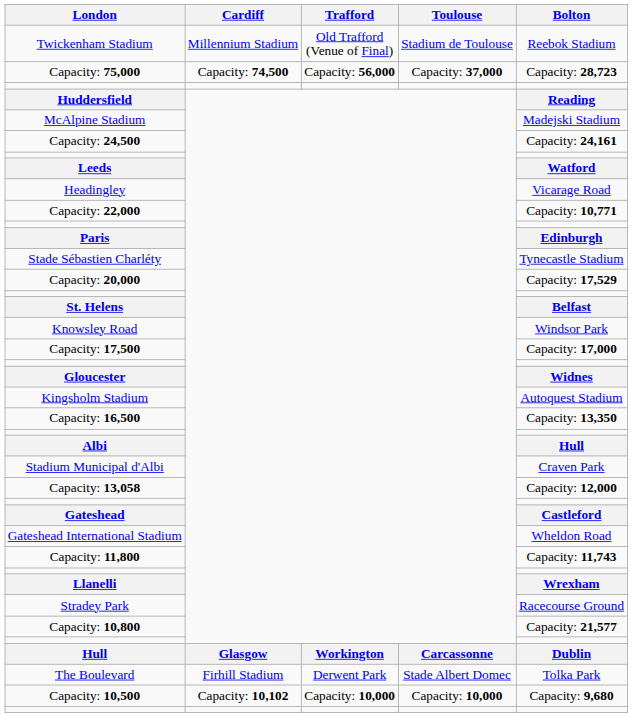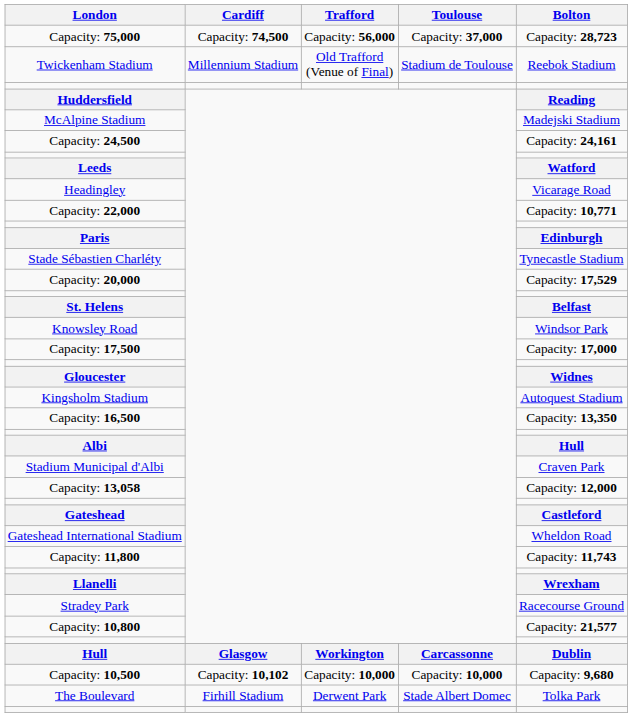rows swapped: (95, 43) <-> (95, 72)
rows swapped: (95, 674) <-> (95, 695)
